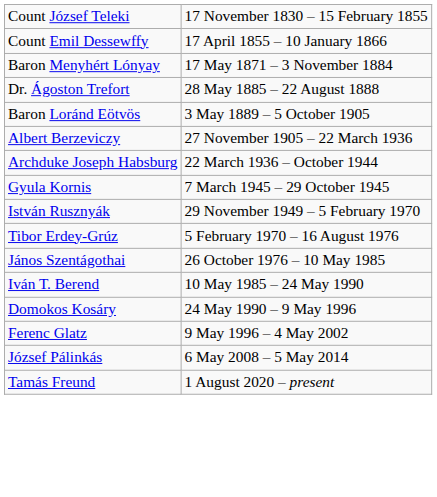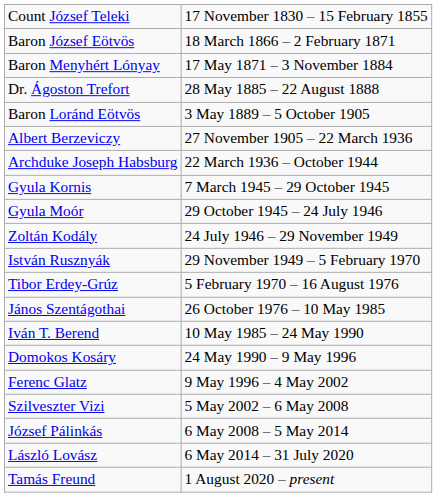- row: (78, 41)
+ row: (71, 41)
+ row: (46, 211)
+ row: (53, 235)
+ row: (56, 406)
+ row: (53, 455)
